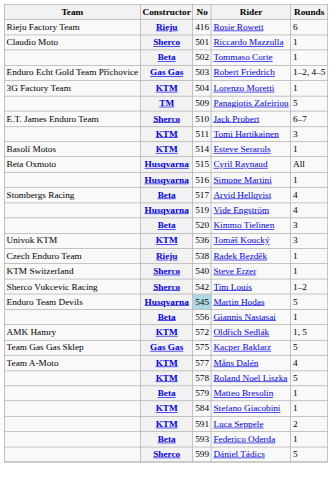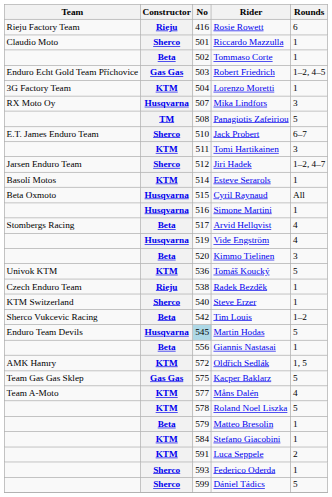+ row: (240, 103)
(202, 103) 509 -> (202, 118) 508
+ row: (233, 164)
(295, 240) 3 -> (295, 271) 5
(167, 286) Sherco -> (167, 316) Beta
(167, 438) Beta -> (167, 469) Sherco
